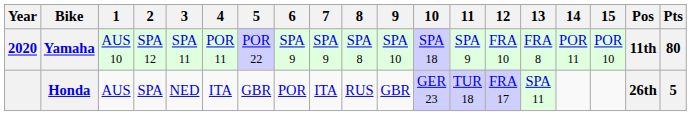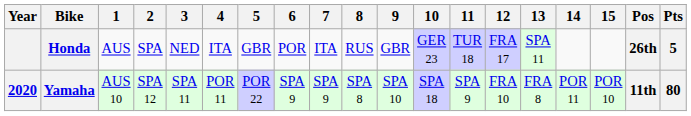rows swapped: (69, 90) <-> (69, 49)
